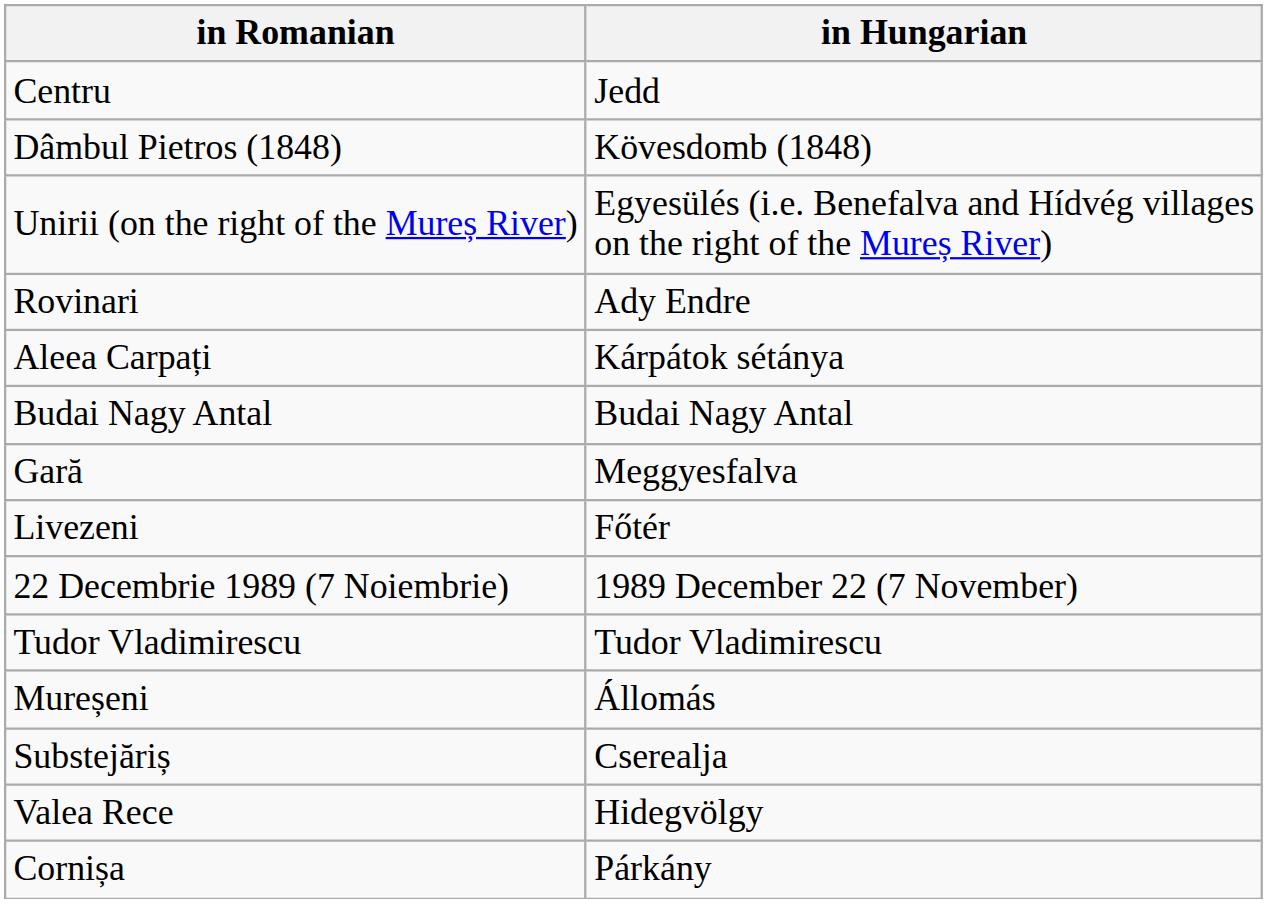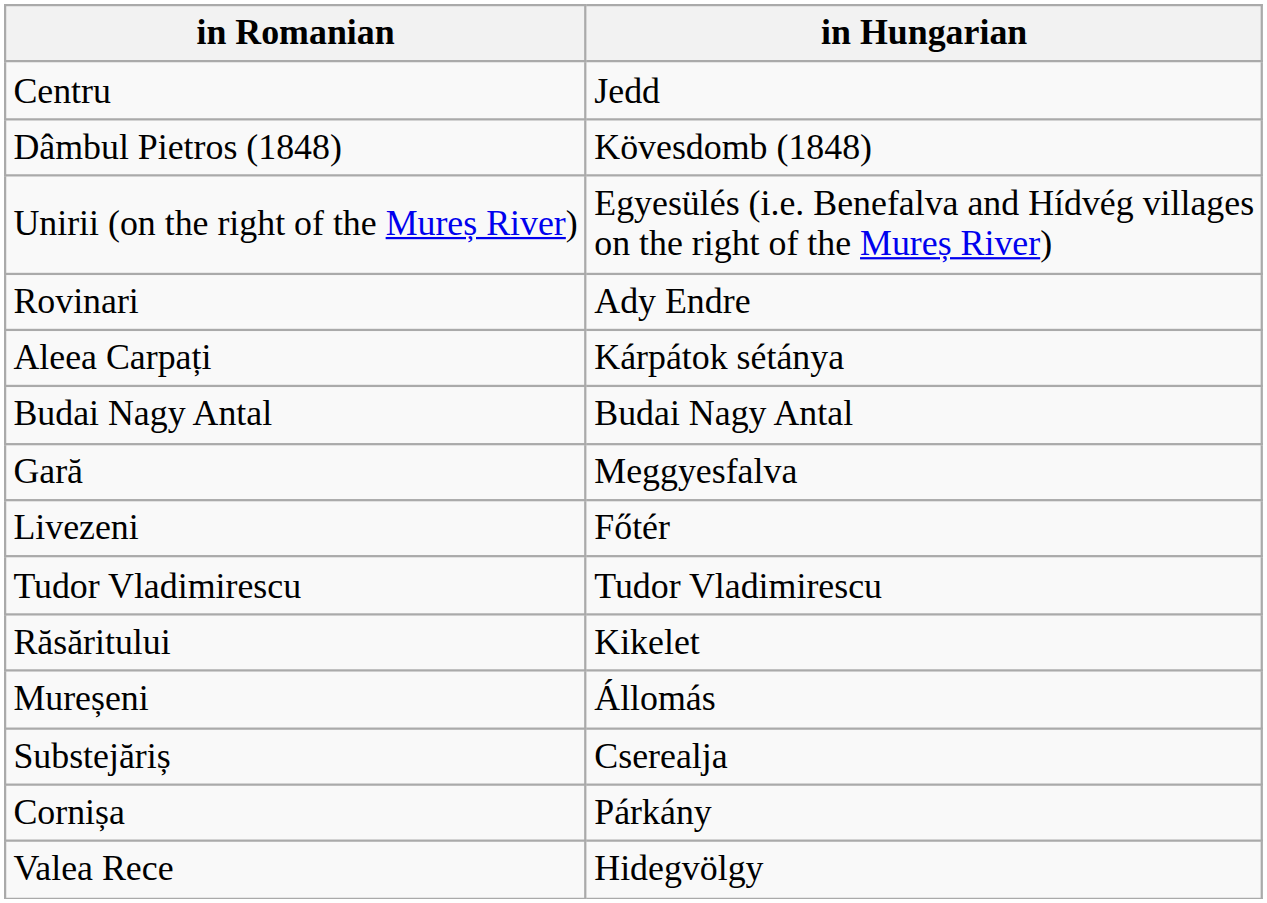- row: (261, 584)
+ row: (92, 641)
rows swapped: (69, 868) <-> (93, 812)
